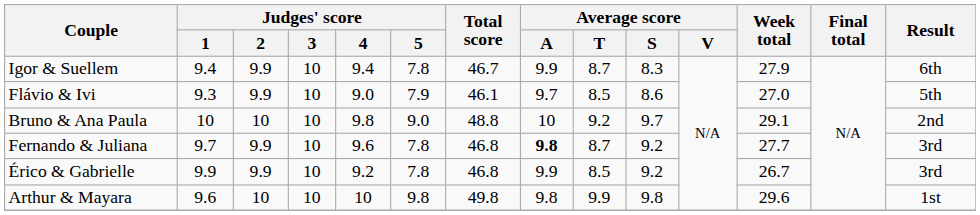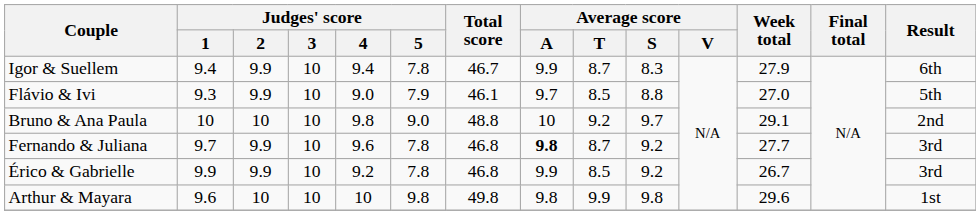(652, 94) 8.6 -> (652, 94) 8.8
